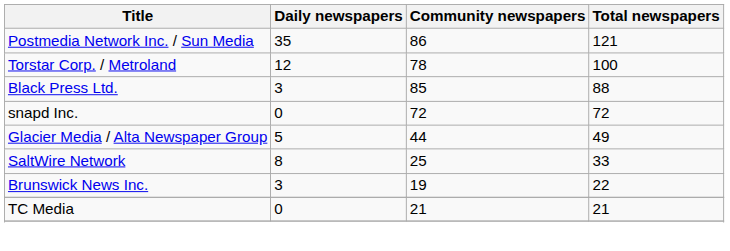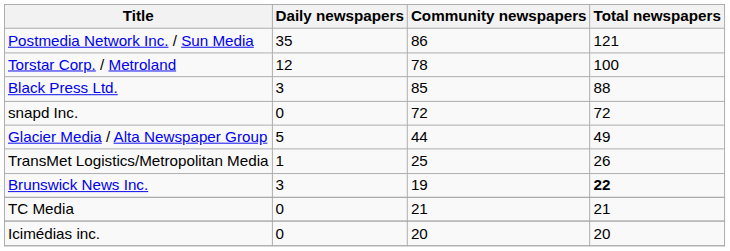- row: (67, 161)
+ row: (138, 161)
(601, 185) normal -> (602, 185) bold
+ row: (54, 233)
